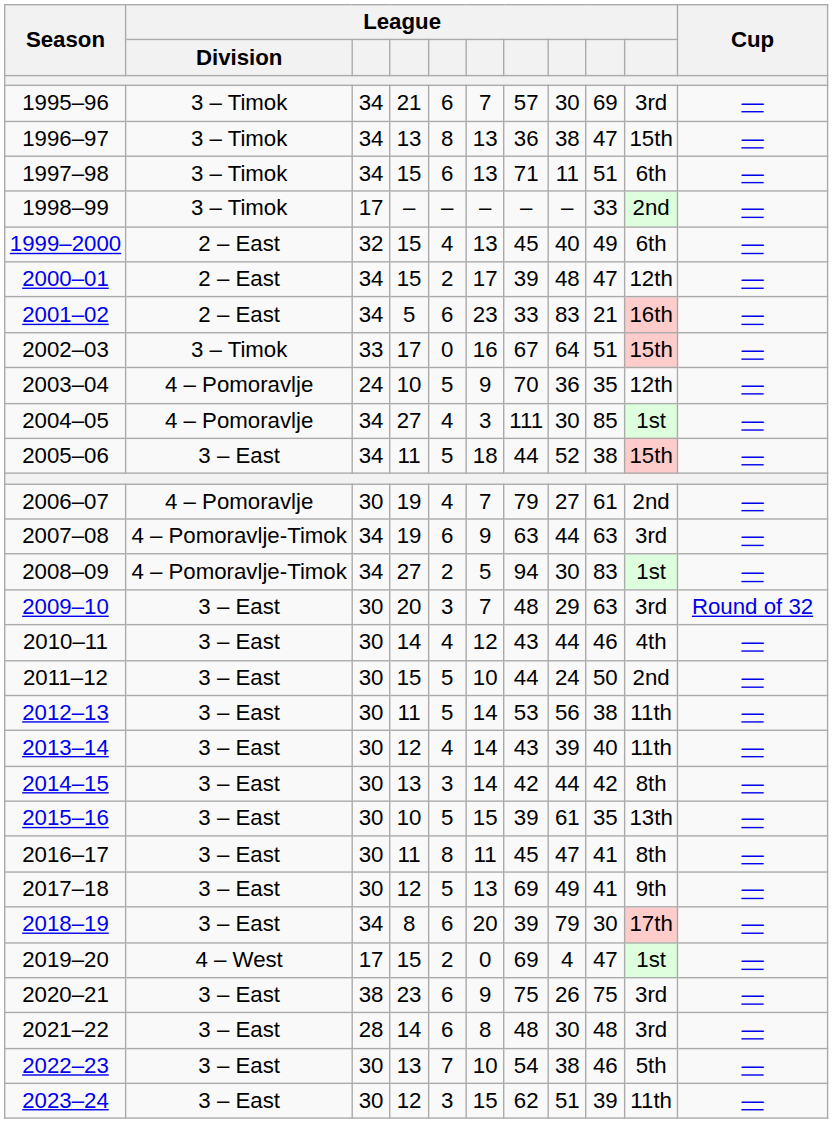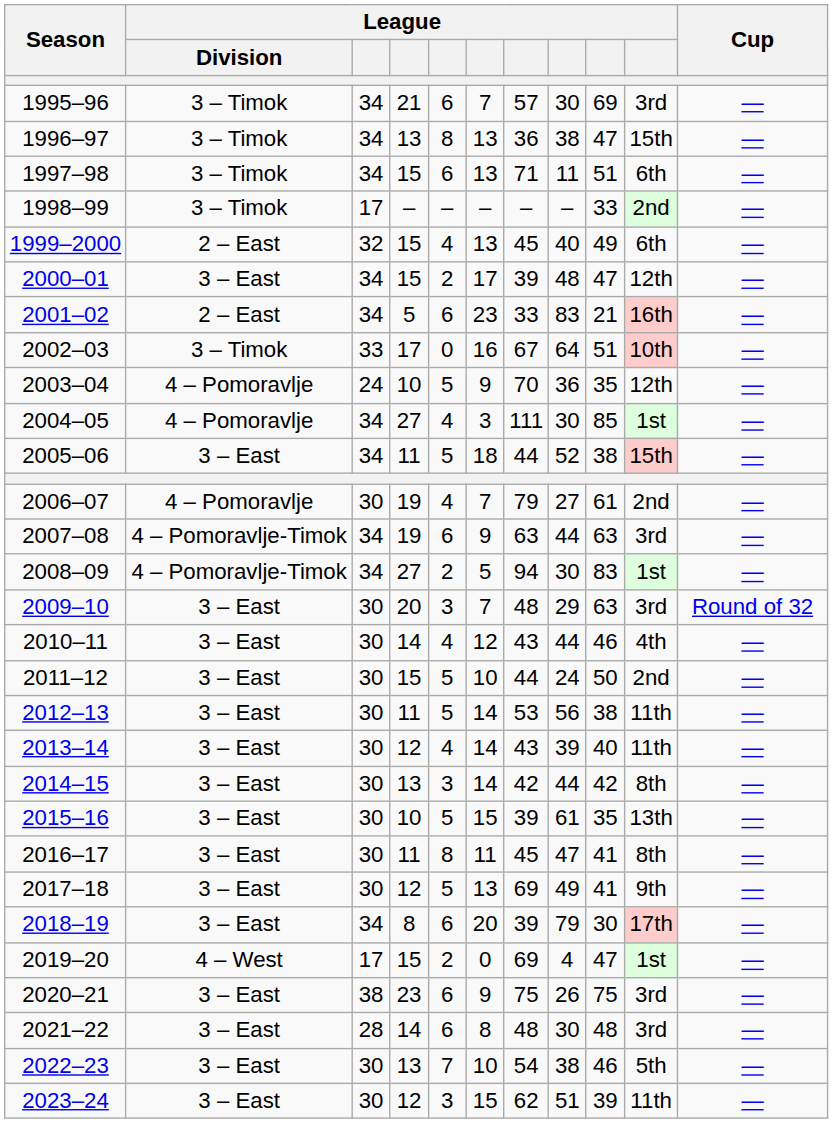(239, 279) 2 – East -> (239, 279) 3 – East
(651, 349) 15th -> (651, 349) 10th
